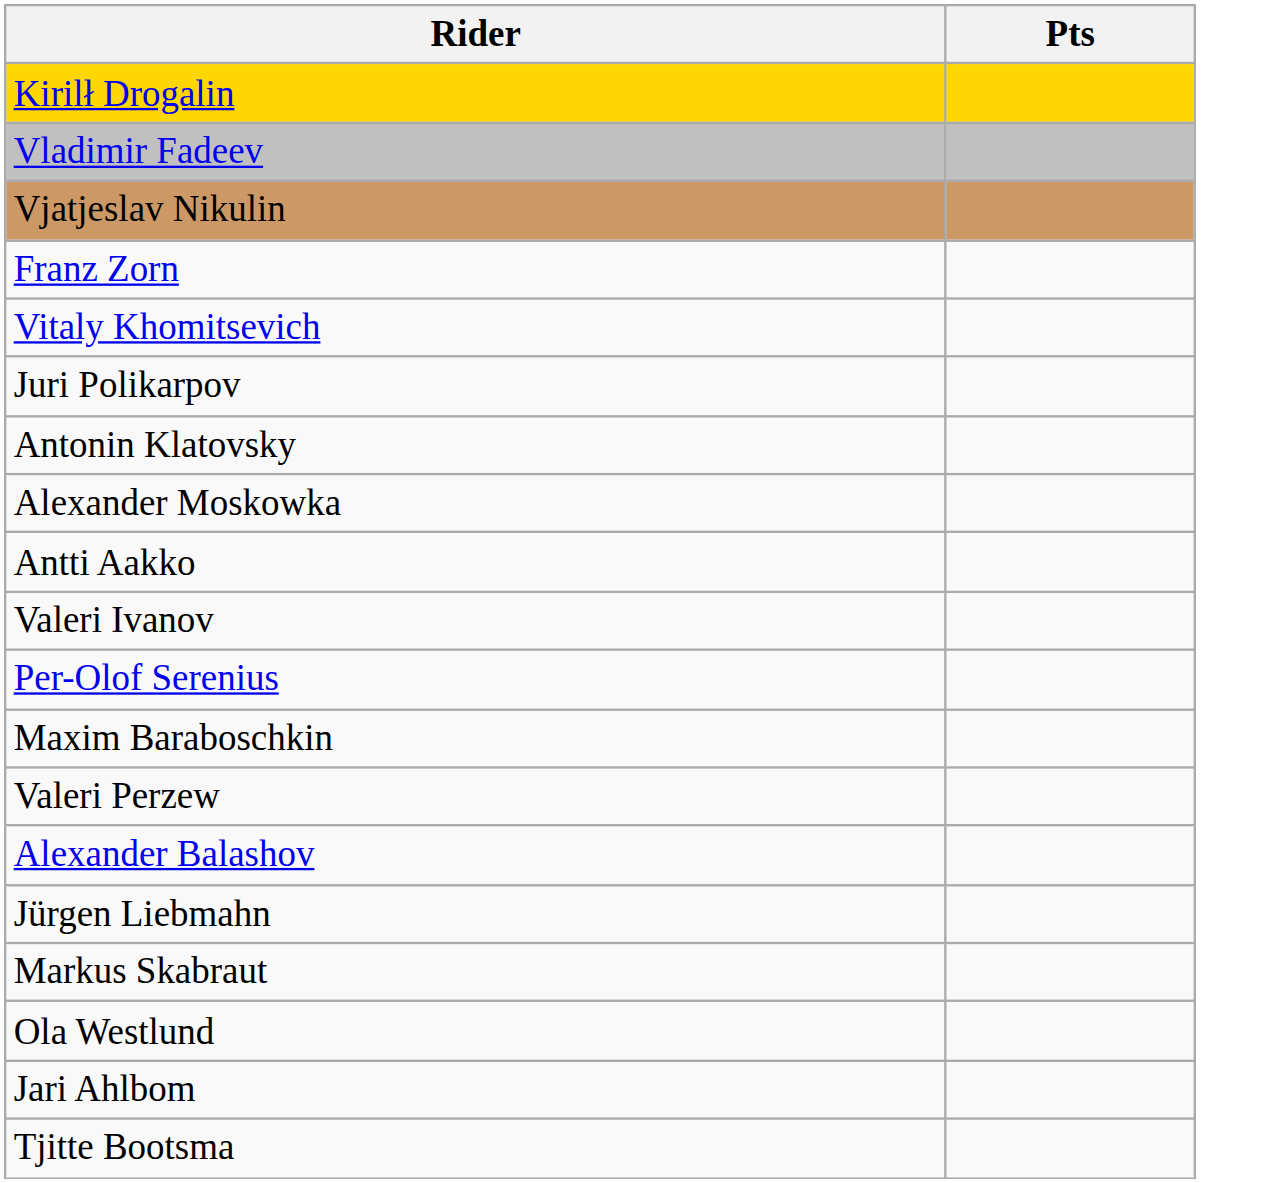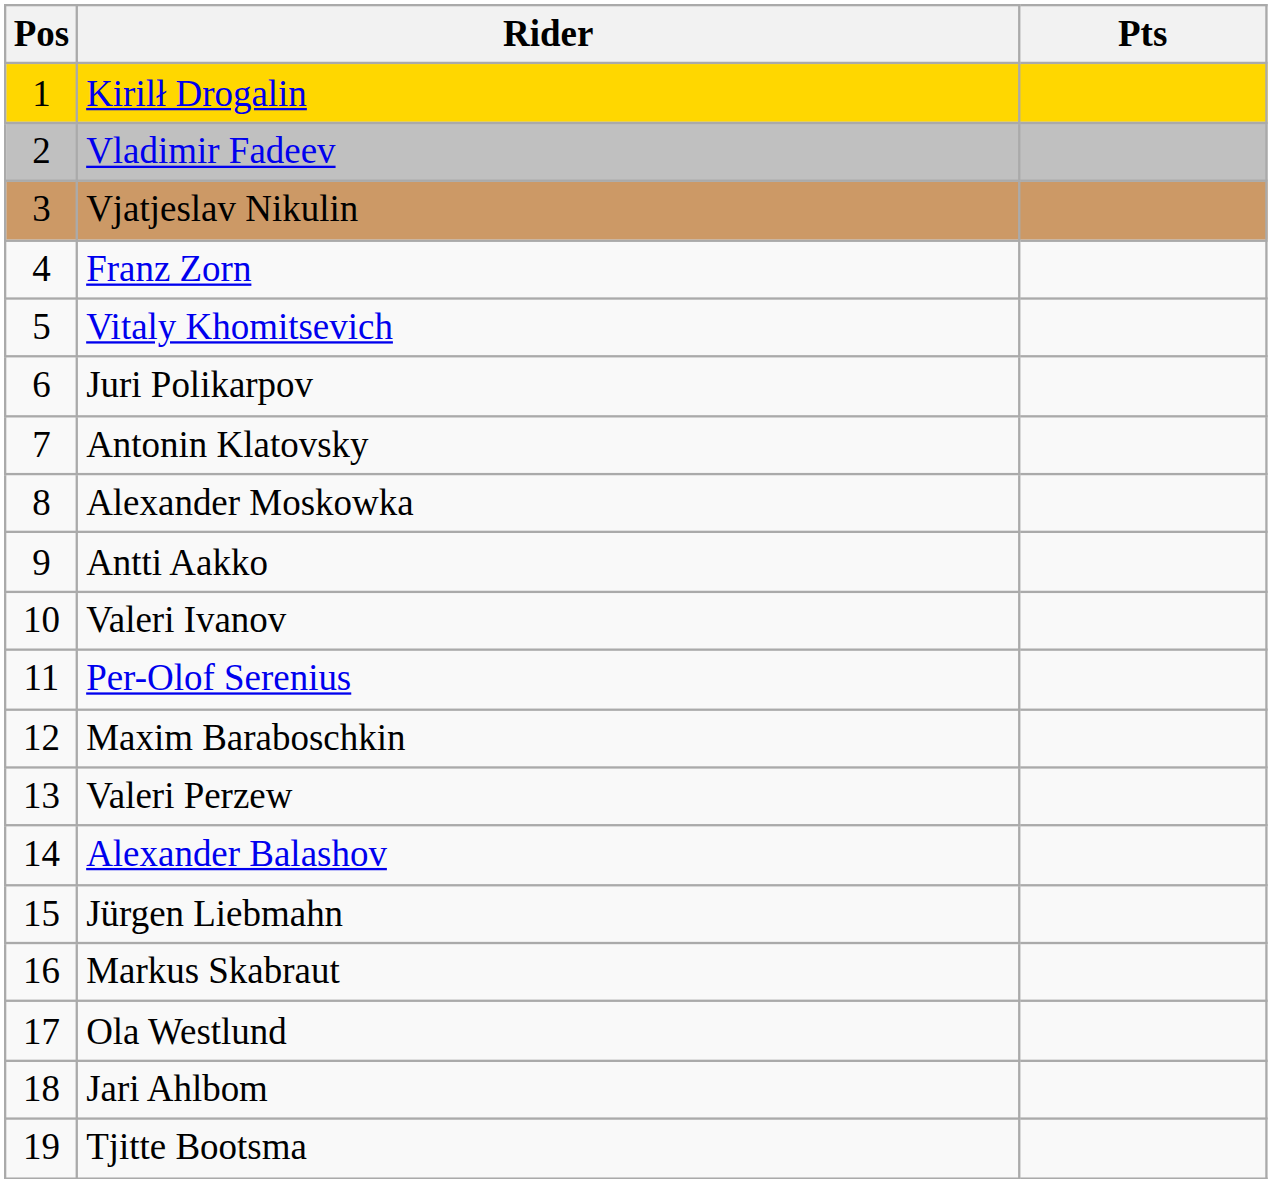+ column: (41, 33)
